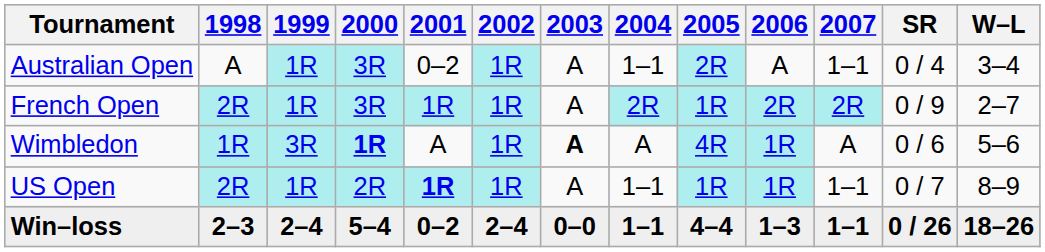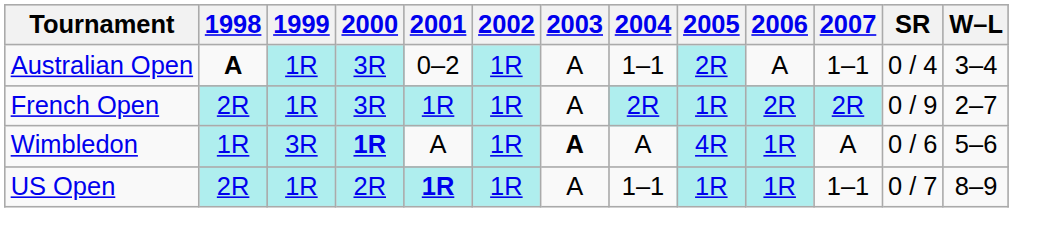(233, 65) normal -> (233, 65) bold
- row: (66, 226)
